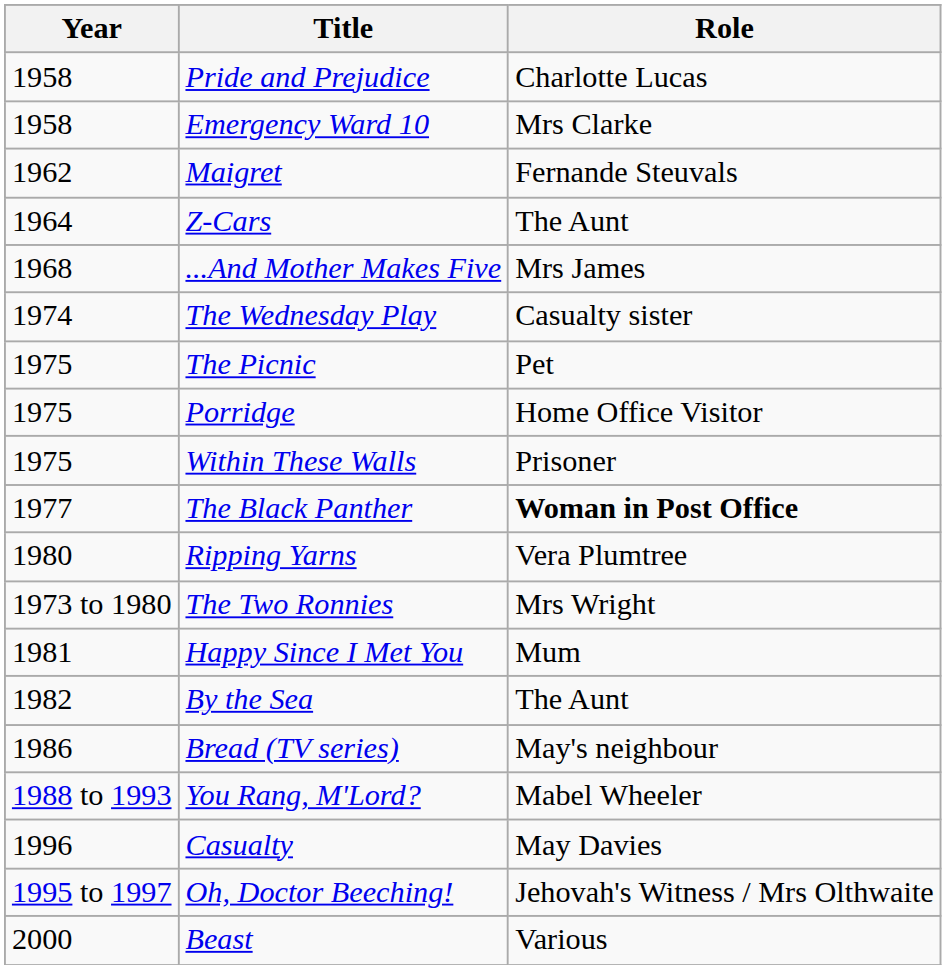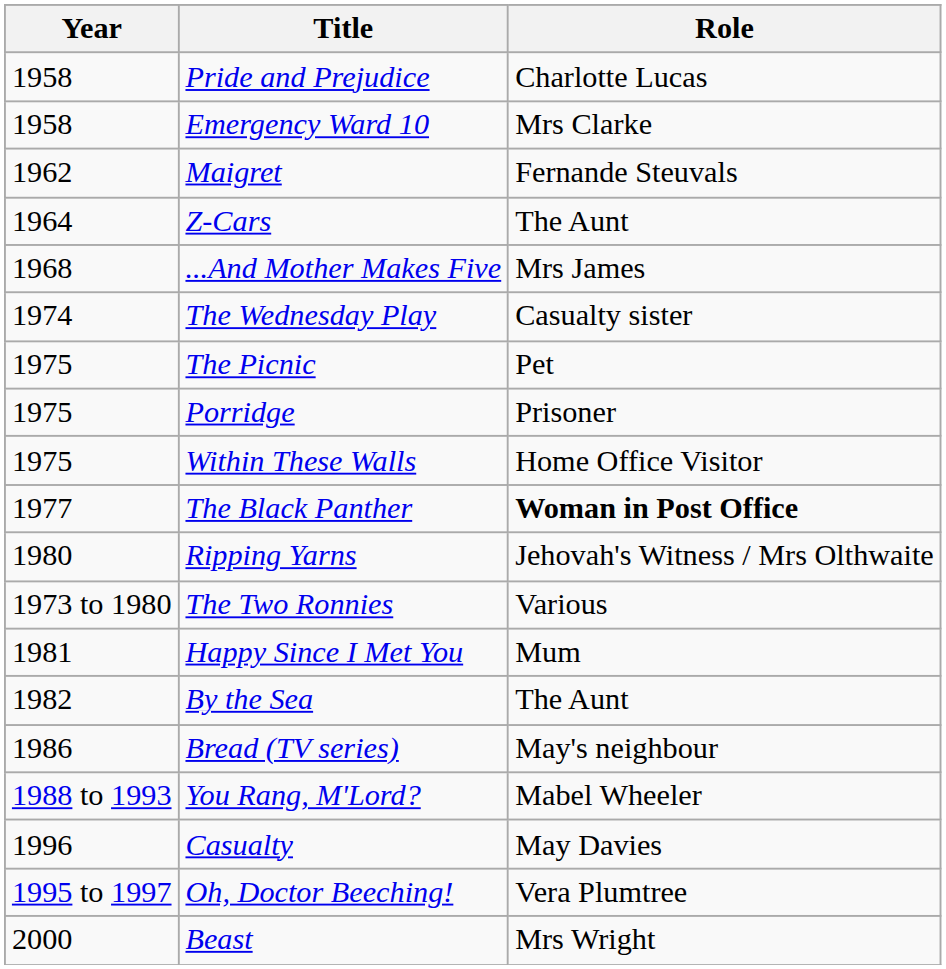(639, 412) Home Office Visitor -> (566, 412) Prisoner
(566, 460) Prisoner -> (639, 460) Home Office Visitor
(601, 556) Vera Plumtree -> (724, 556) Jehovah's Witness / Mrs Olthwaite
(585, 603) Mrs Wright -> (561, 603) Various
(724, 891) Jehovah's Witness / Mrs Olthwaite -> (601, 891) Vera Plumtree
(561, 939) Various -> (585, 939) Mrs Wright
